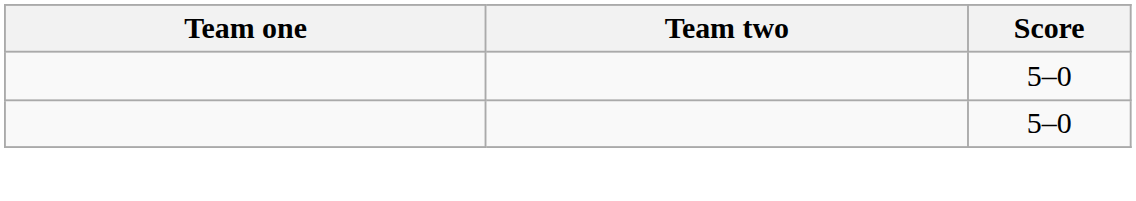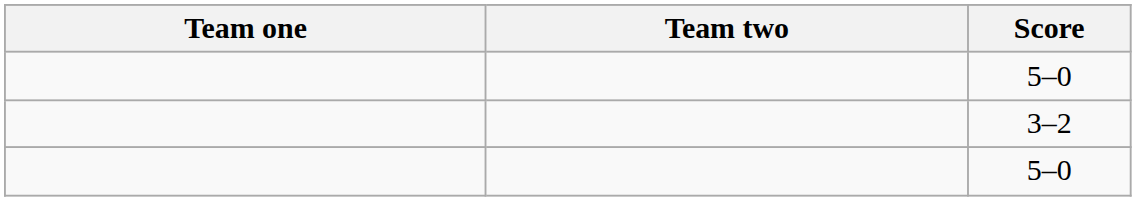+ row: (246, 124)
